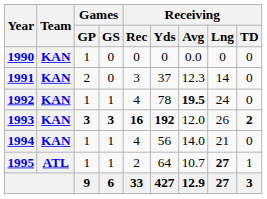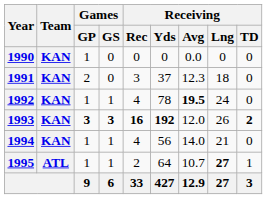(222, 78) 14 -> (222, 78) 18
